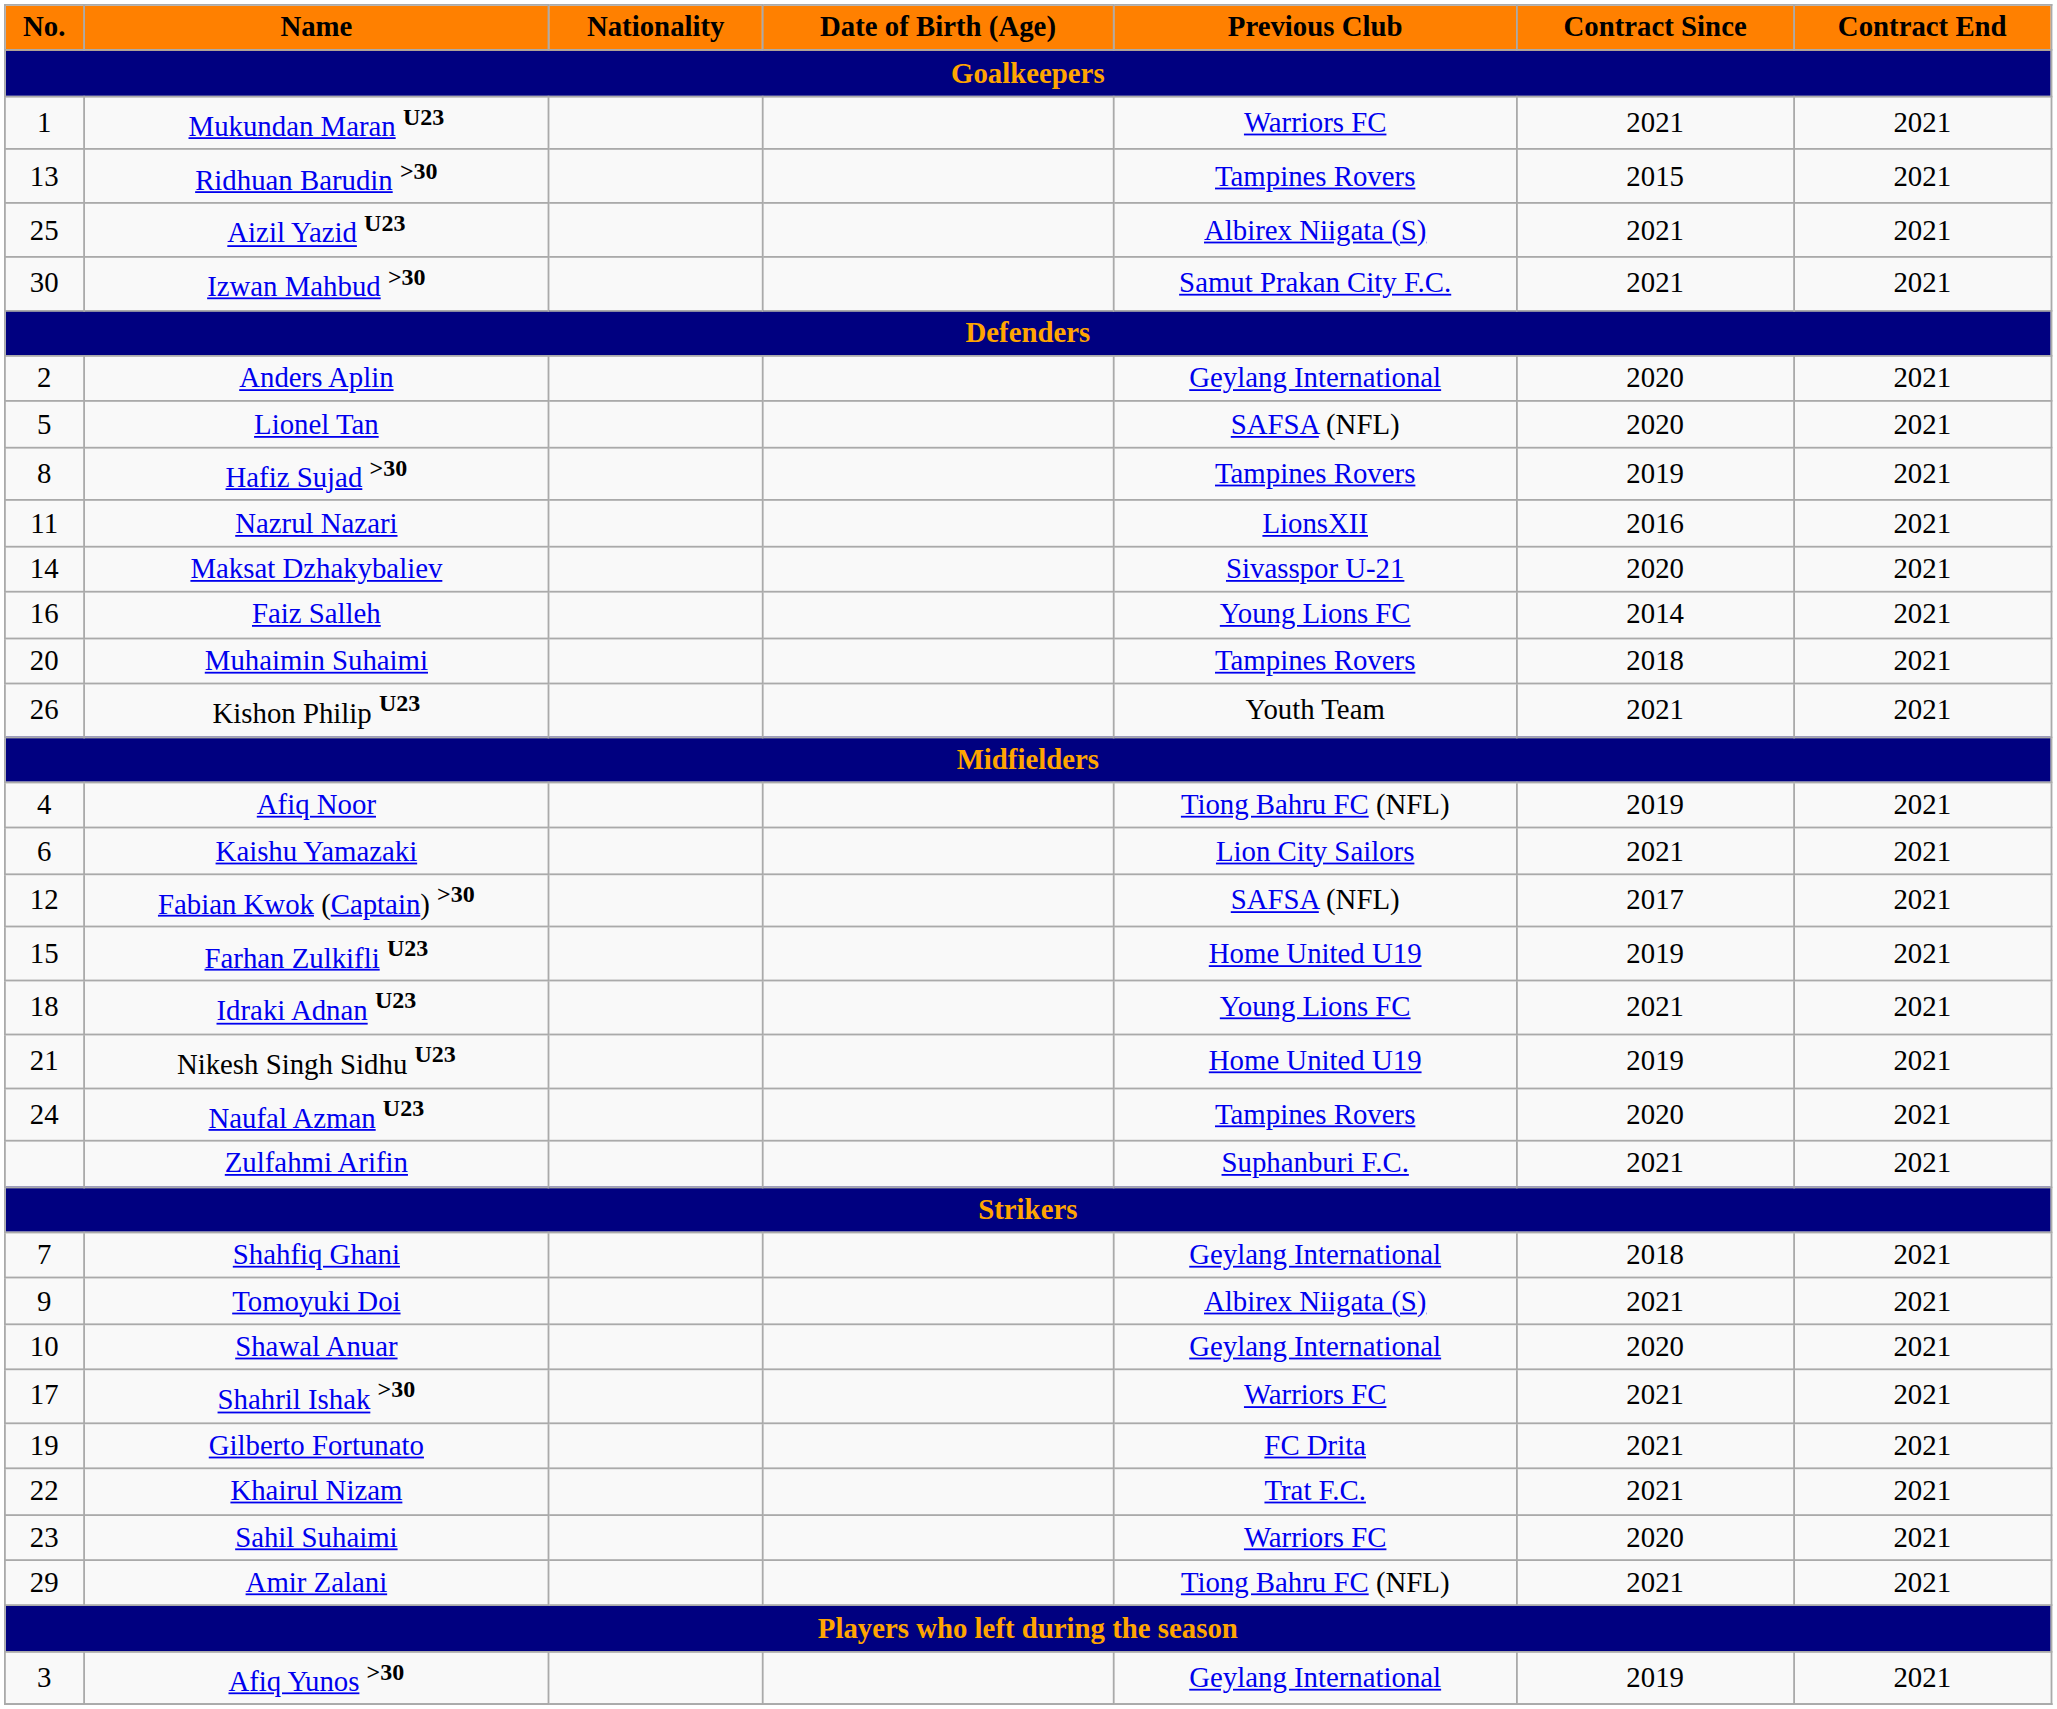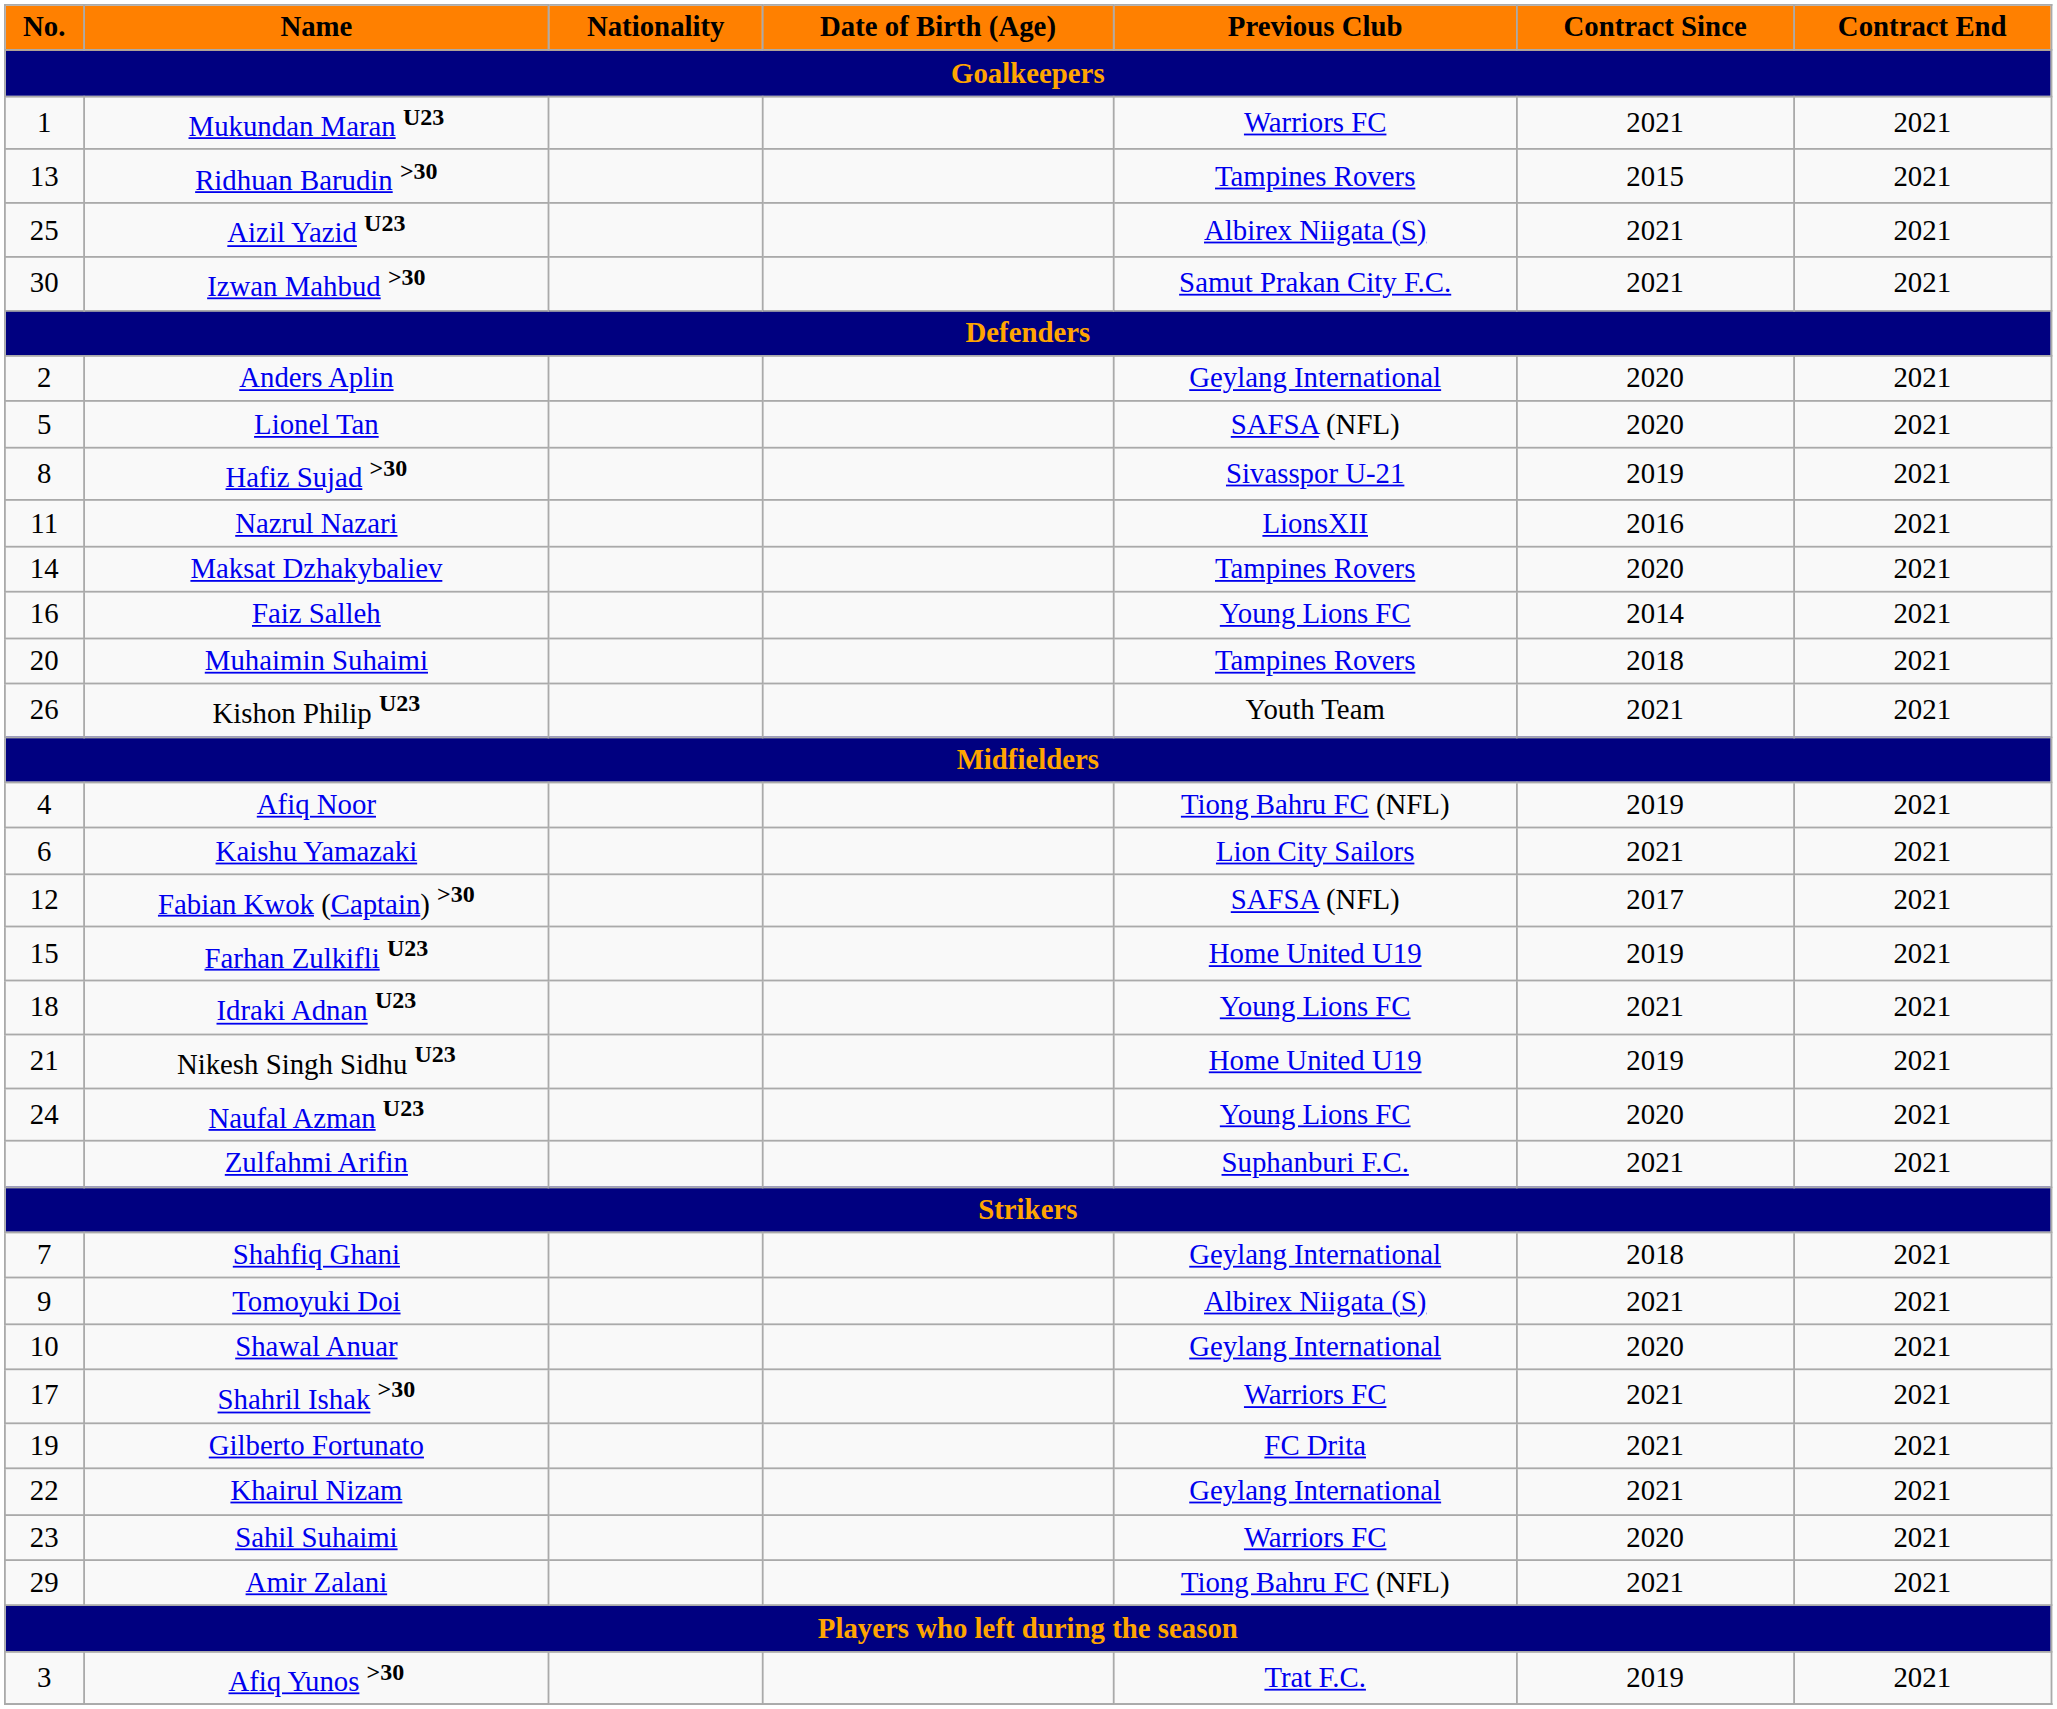(1315, 473) Tampines Rovers -> (1315, 473) Sivasspor U-21
(1315, 568) Sivasspor U-21 -> (1315, 568) Tampines Rovers
(1315, 1113) Tampines Rovers -> (1315, 1113) Young Lions FC
(1315, 1491) Trat F.C. -> (1315, 1491) Geylang International
(1315, 1677) Geylang International -> (1315, 1677) Trat F.C.
